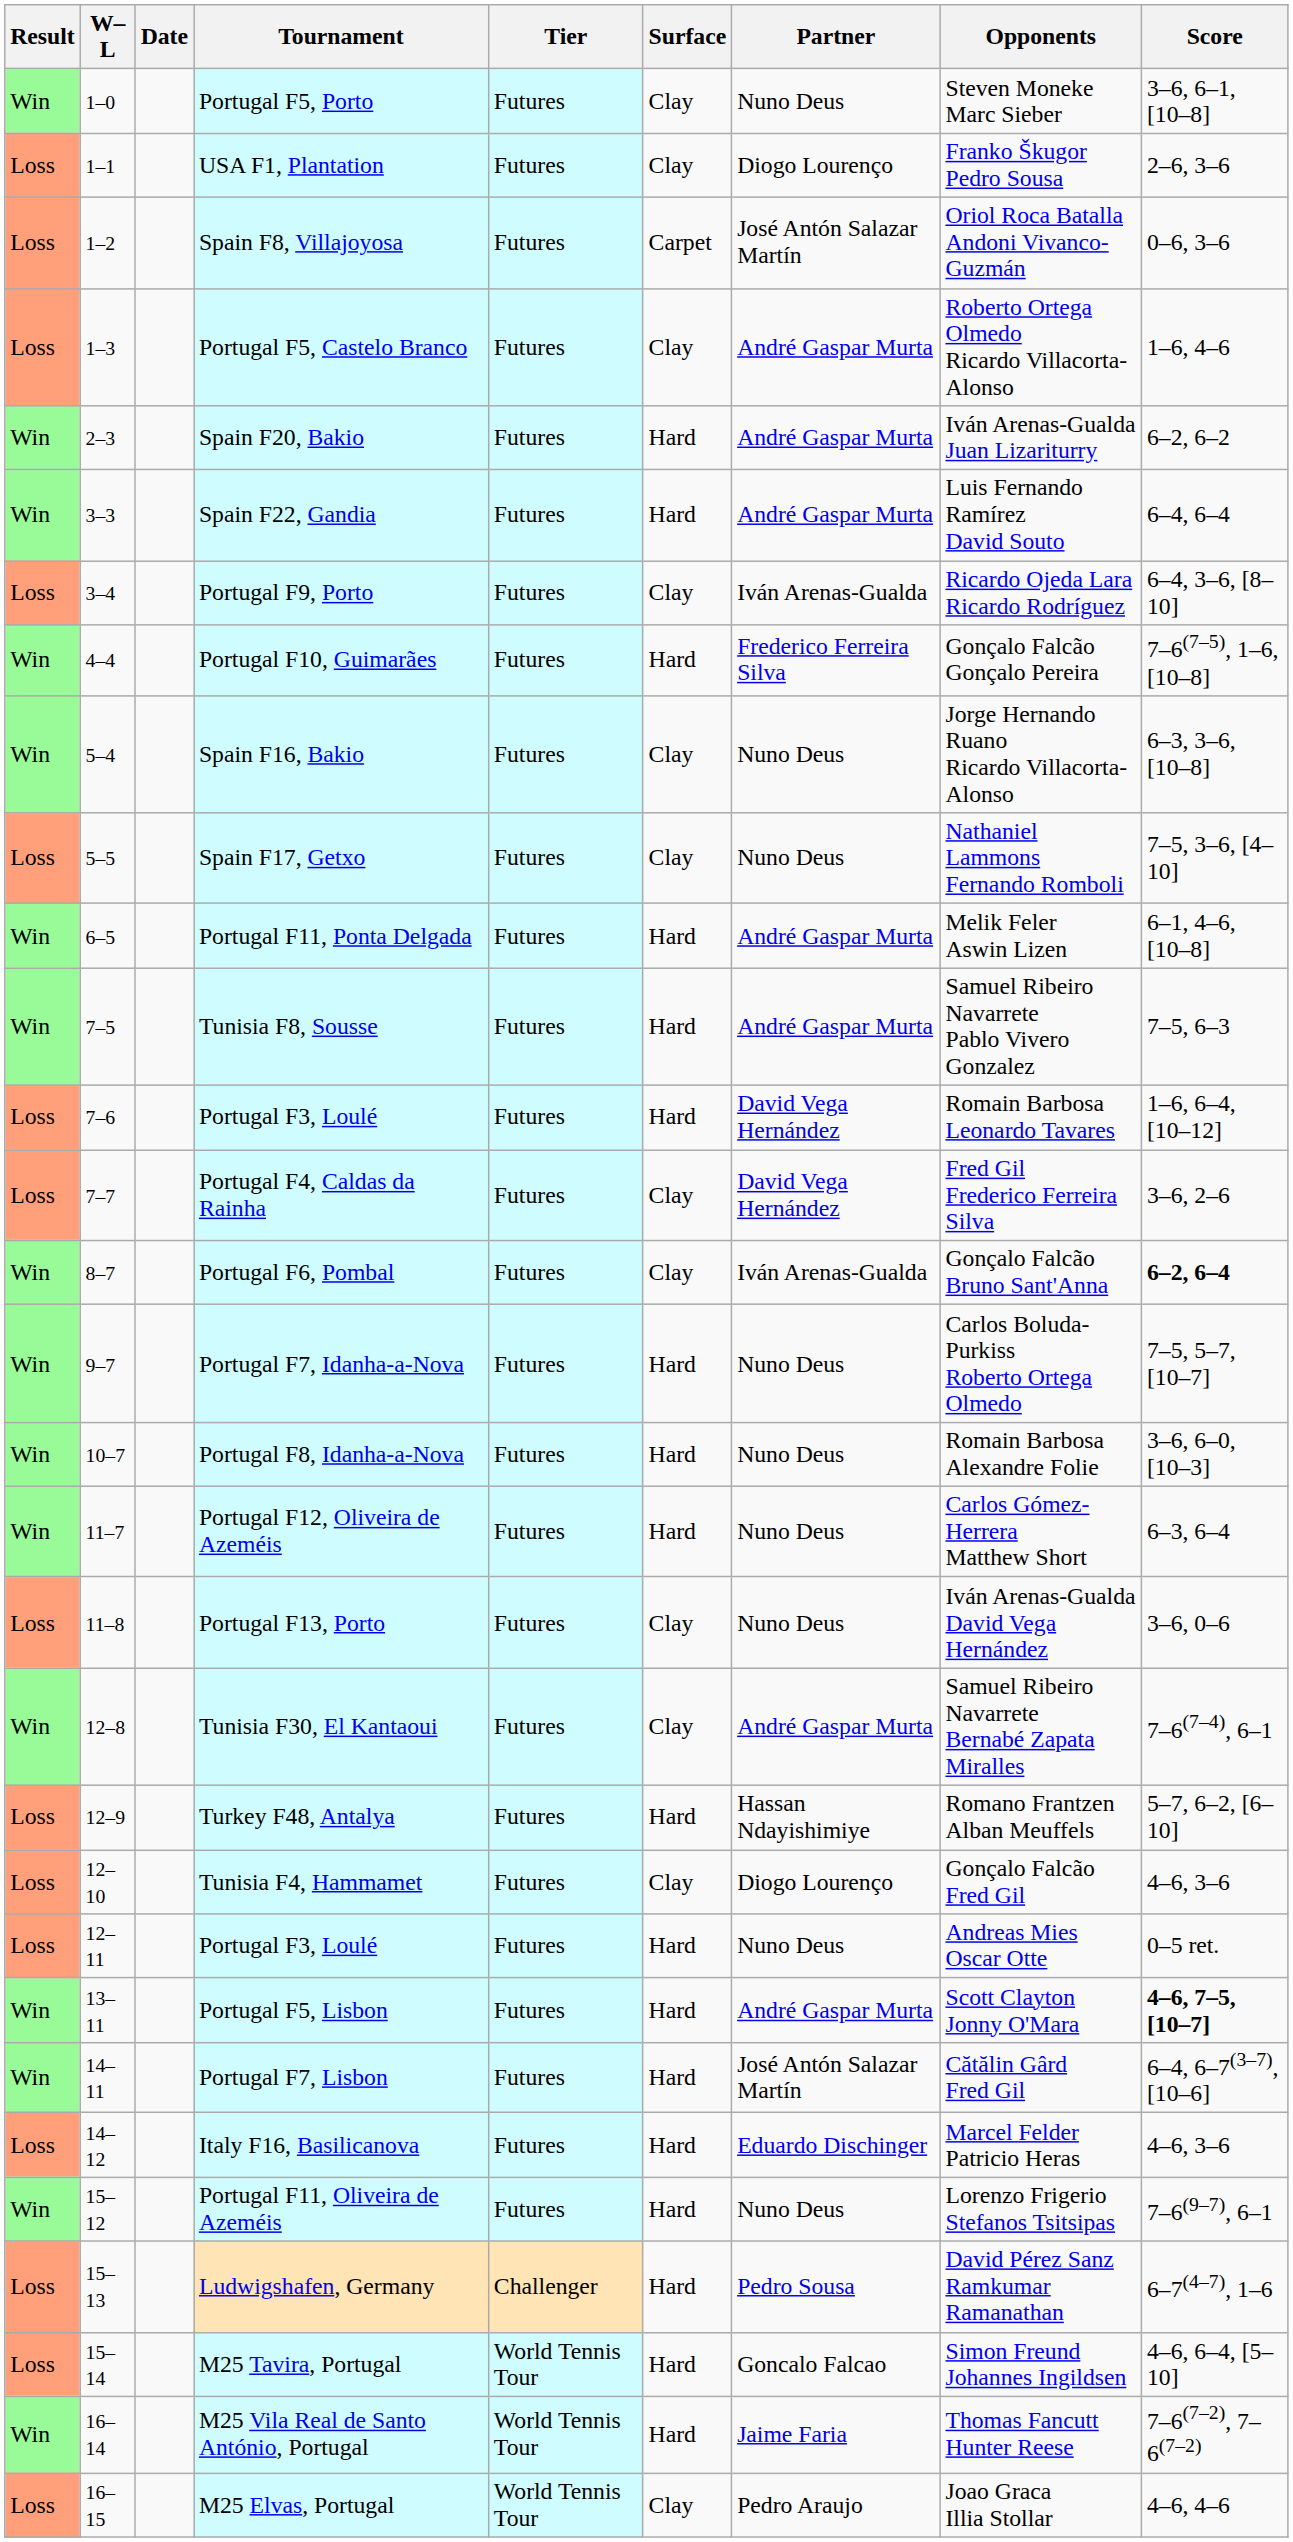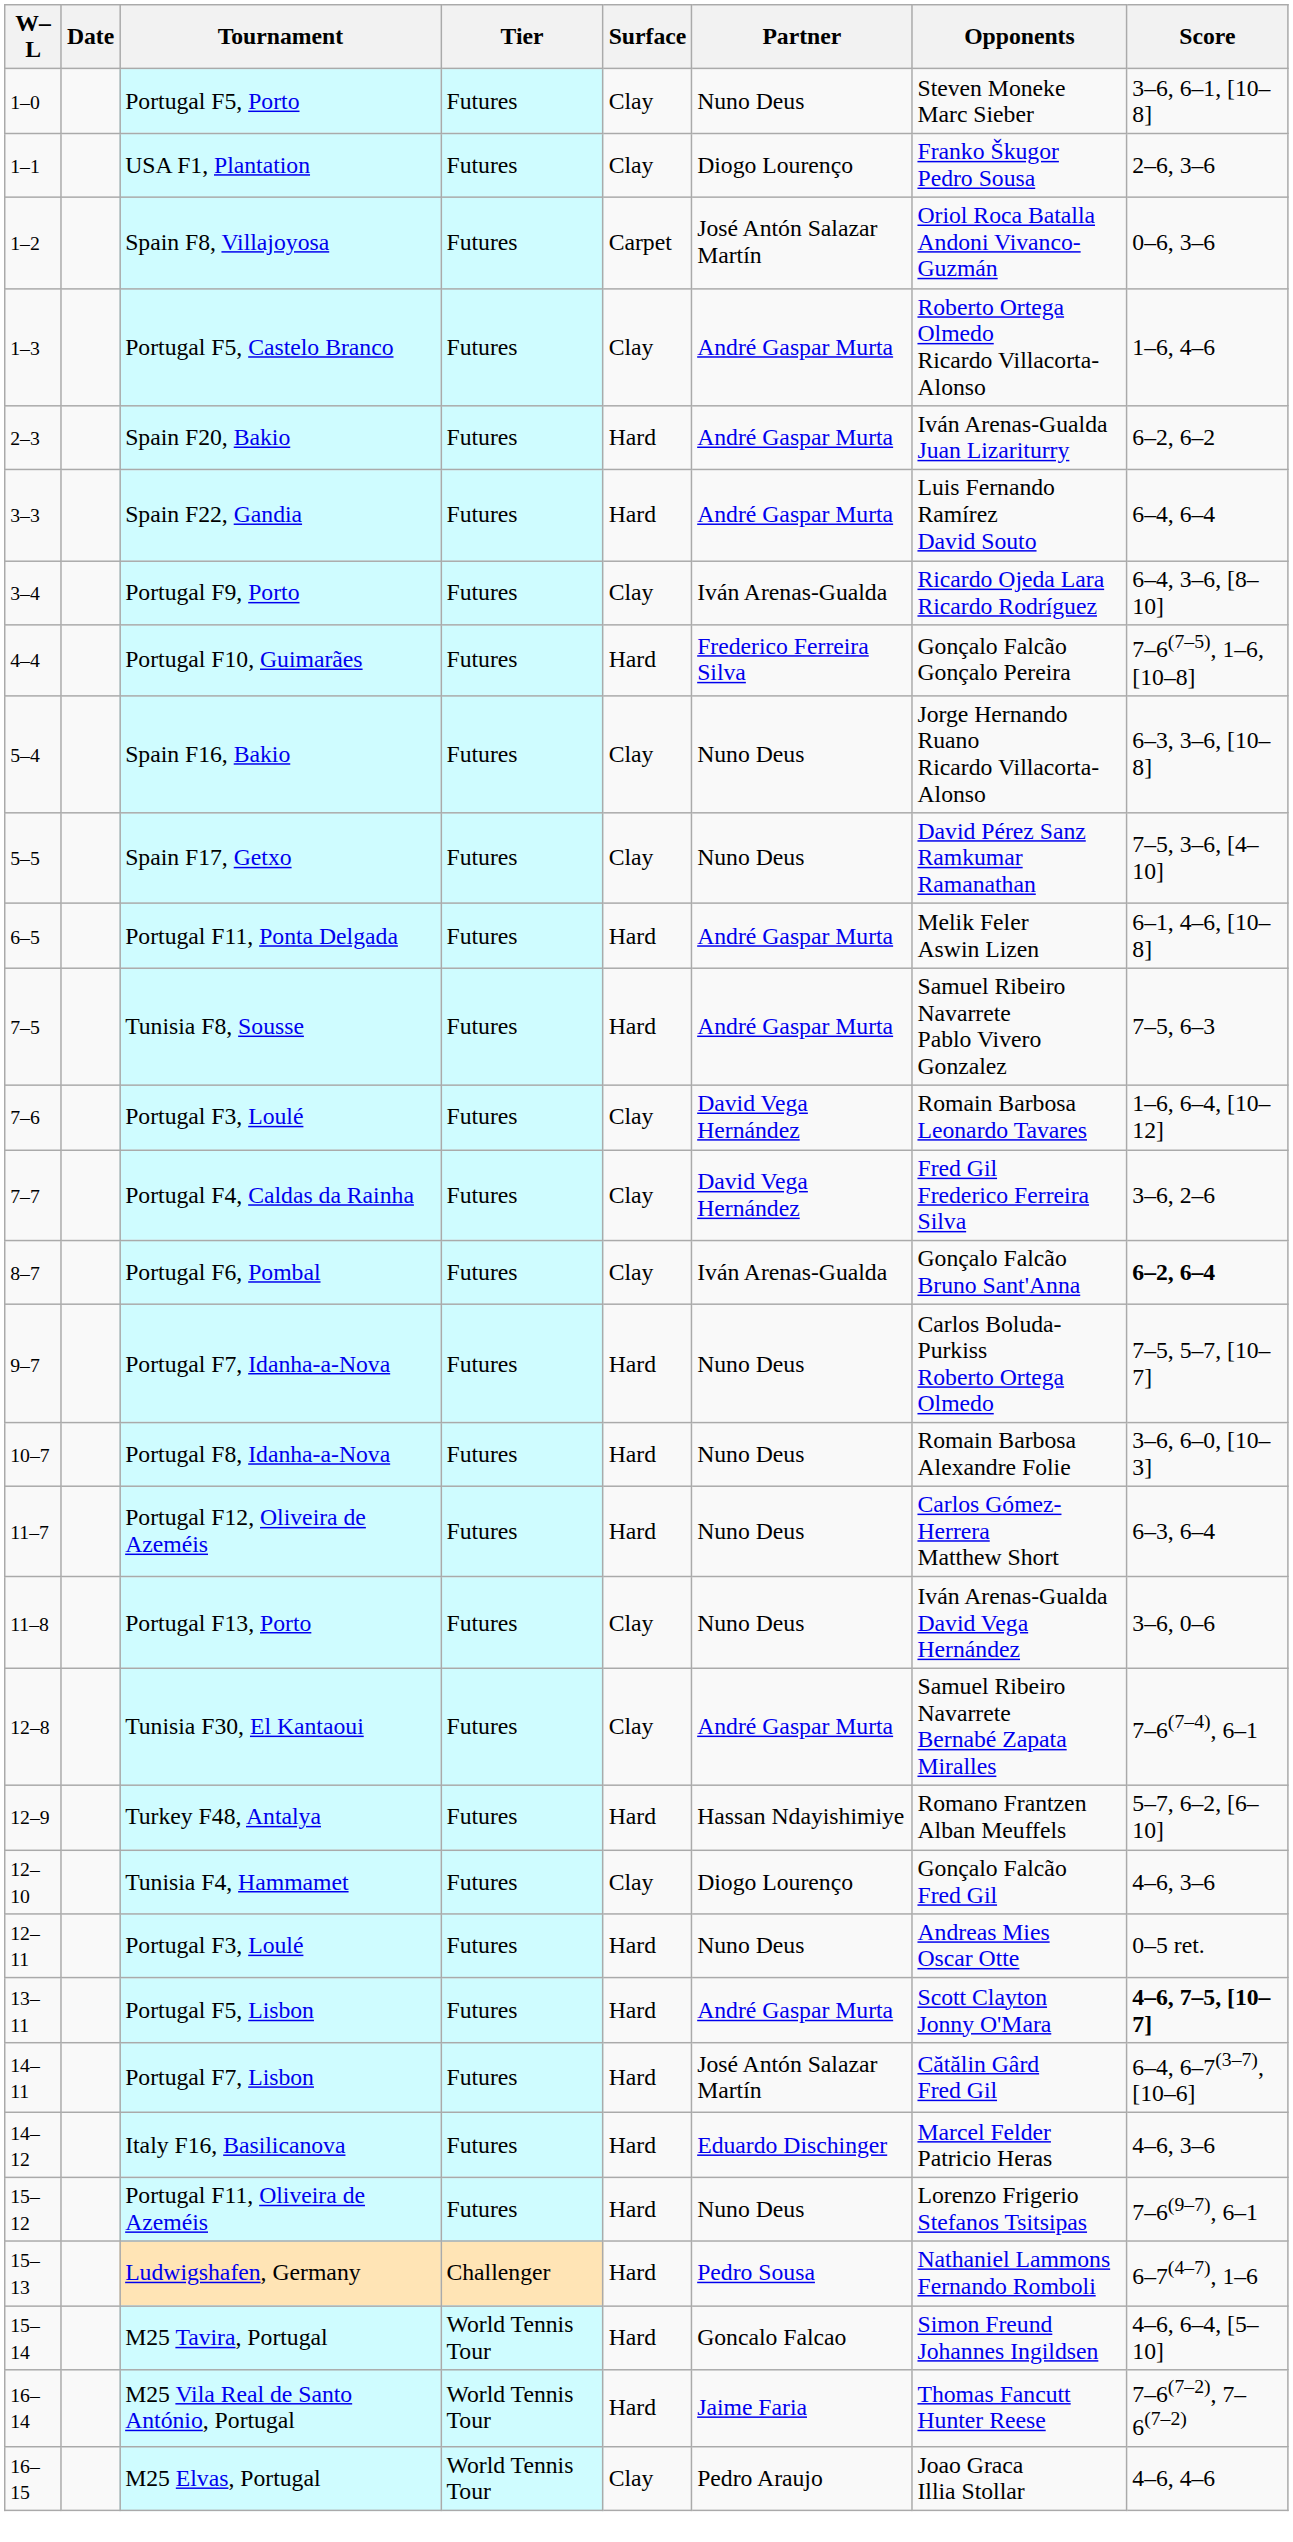- column: (42, 36)
(1035, 858) Nathaniel Lammons Fernando Romboli -> (1002, 858) David Pérez Sanz Ramkumar Ramanathan
(672, 1117) Hard -> (631, 1117) Clay
(1030, 2286) David Pérez Sanz Ramkumar Ramanathan -> (1014, 2273) Nathaniel Lammons Fernando Romboli
